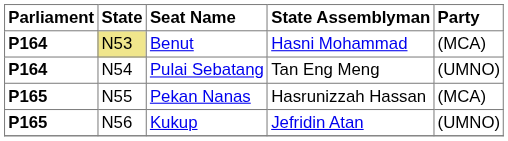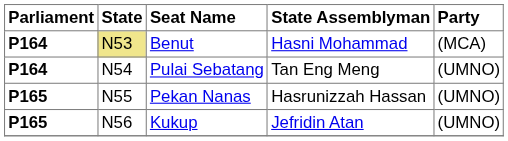(462, 96) (MCA) -> (469, 96) (UMNO)
